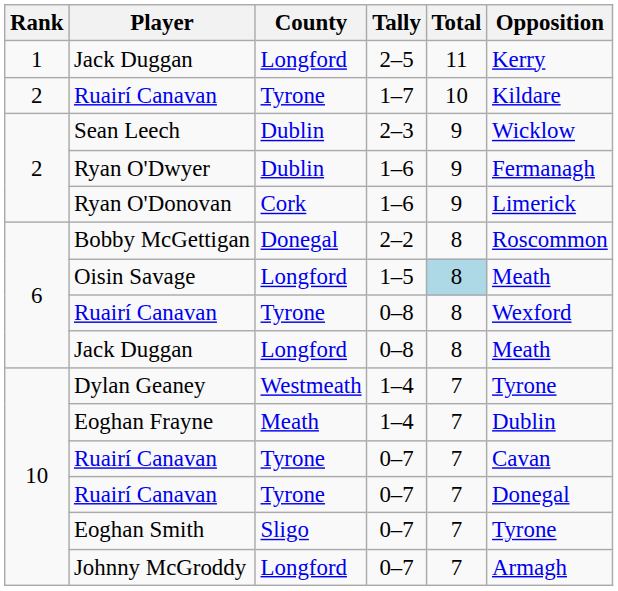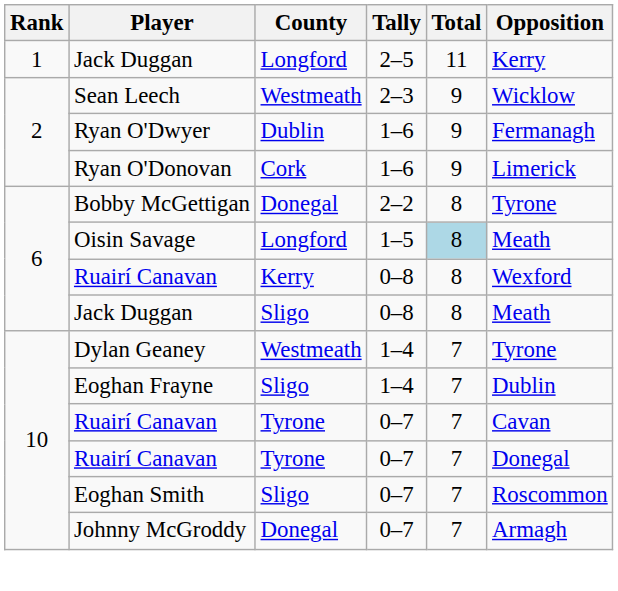- row: (145, 95)
(292, 131) Dublin -> (311, 95) Westmeath
(550, 240) Roscommon -> (524, 204) Tyrone
(293, 312) Tyrone -> (287, 276) Kerry
(304, 349) Longford -> (285, 312) Sligo
(290, 421) Meath -> (285, 385) Sligo
(524, 530) Tyrone -> (550, 494) Roscommon
(304, 566) Longford -> (299, 530) Donegal
